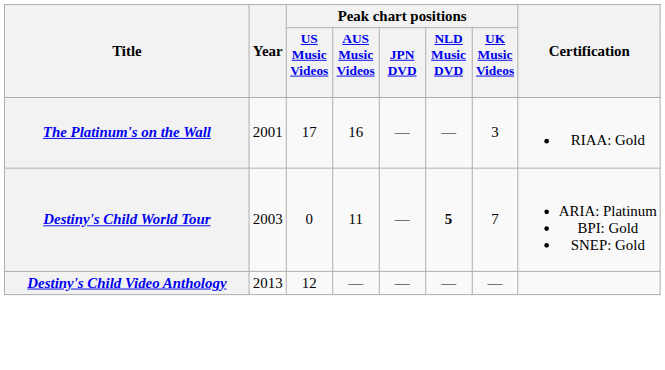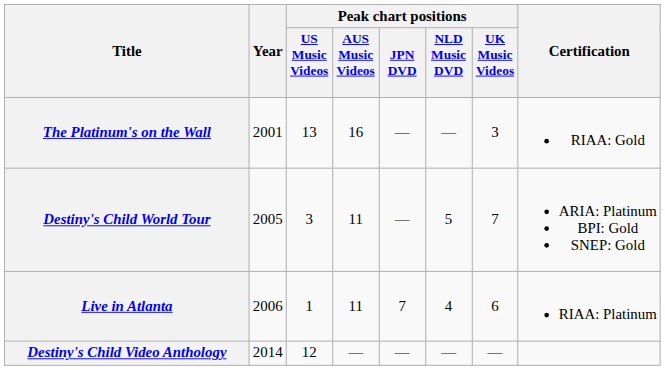(309, 132) 17 -> (309, 132) 13
(268, 219) 2003 -> (268, 219) 2005
(309, 219) 0 -> (309, 219) 3
(449, 219) bold -> (449, 219) normal
+ row: (127, 306)
(268, 283) 2013 -> (268, 353) 2014
